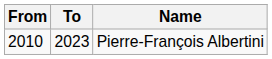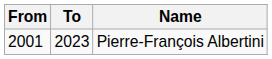(26, 41) 2010 -> (26, 41) 2001
